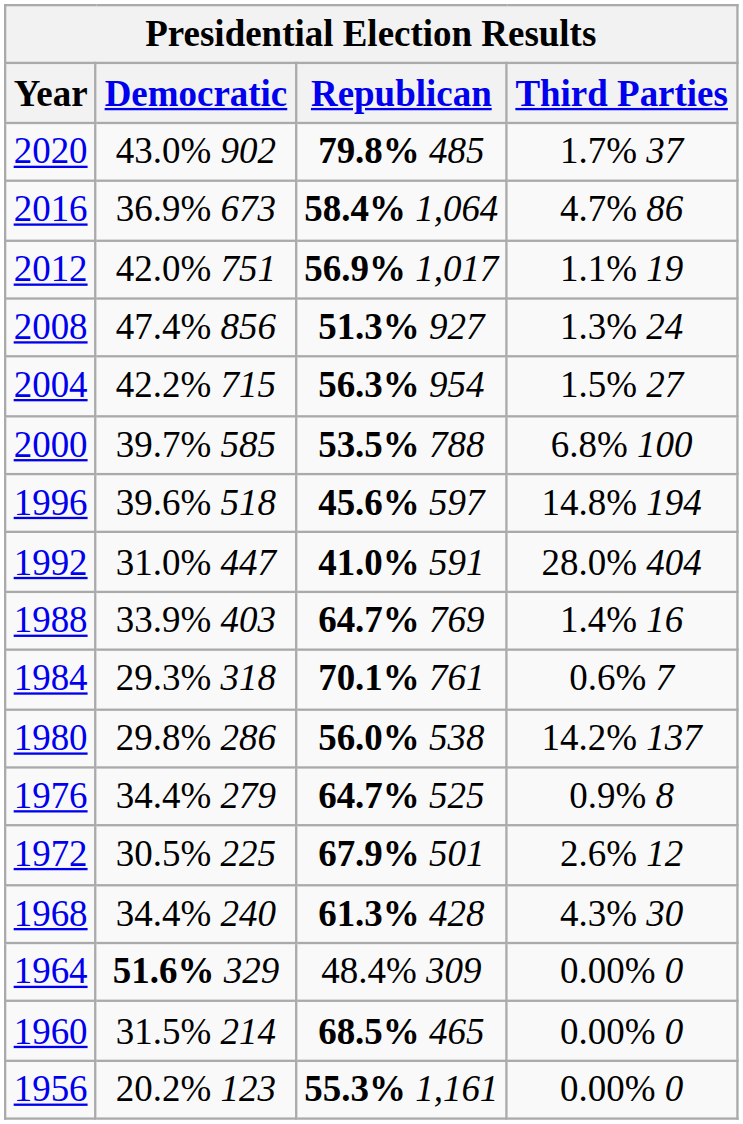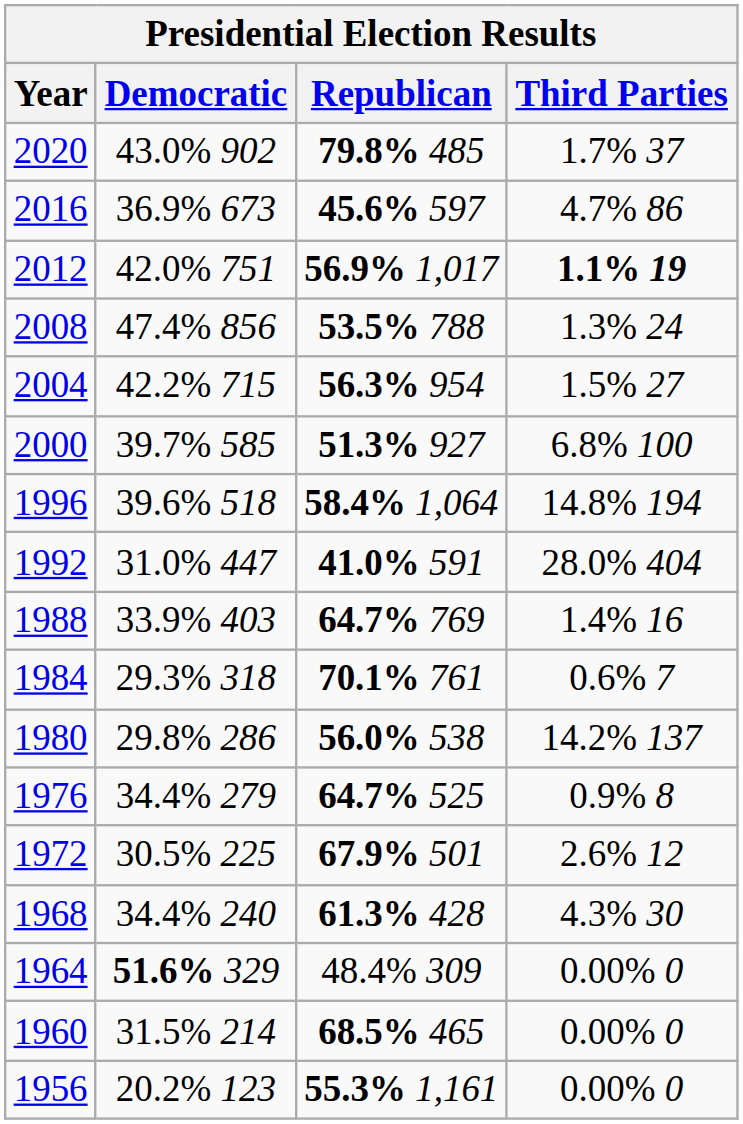(401, 209) 58.4% 1,064 -> (401, 209) 45.6% 597
(622, 268) normal -> (622, 268) bold
(401, 326) 51.3% 927 -> (401, 326) 53.5% 788
(401, 444) 53.5% 788 -> (401, 444) 51.3% 927
(401, 502) 45.6% 597 -> (401, 502) 58.4% 1,064
